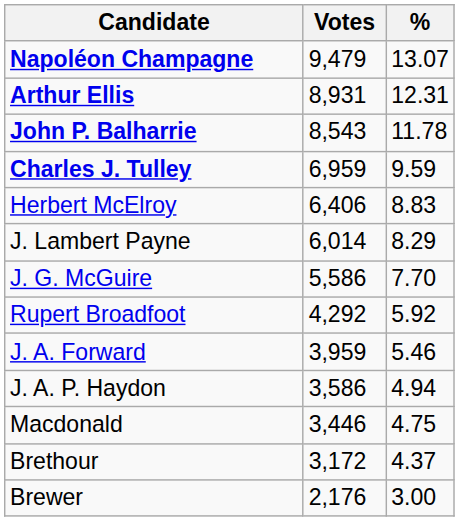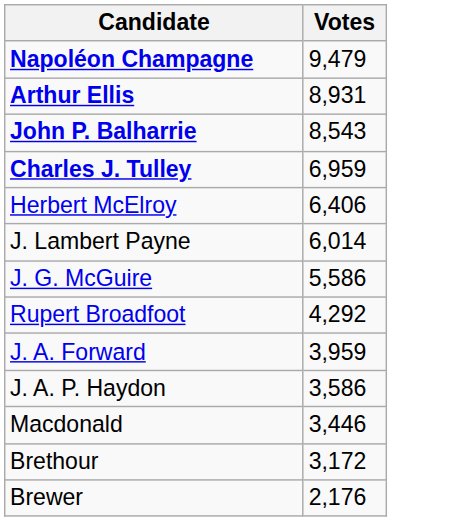- column: (420, 22)
